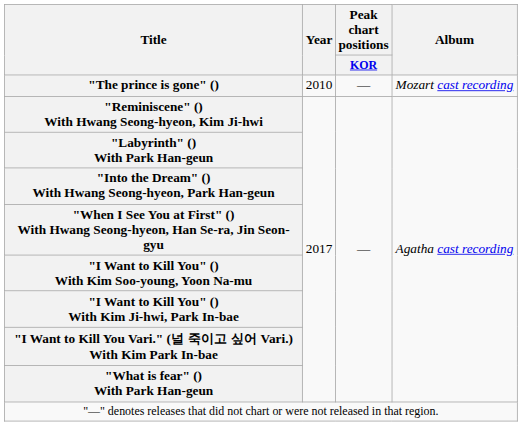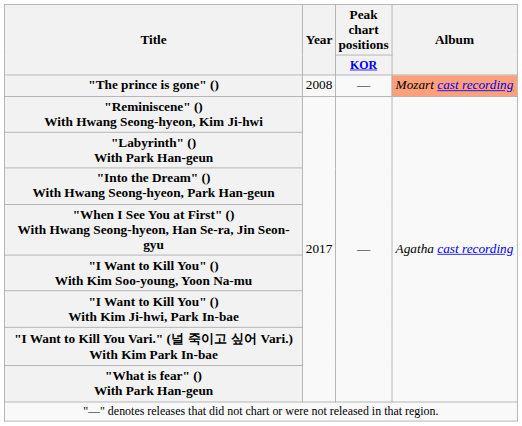(319, 85) 2010 -> (319, 85) 2008
(455, 85) no background -> (455, 85) lightsalmon background
